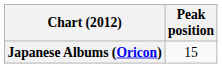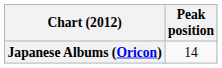(191, 52) 15 -> (191, 52) 14
